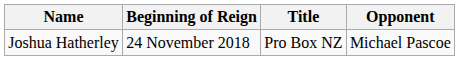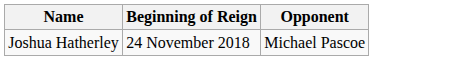- column: (303, 17)
